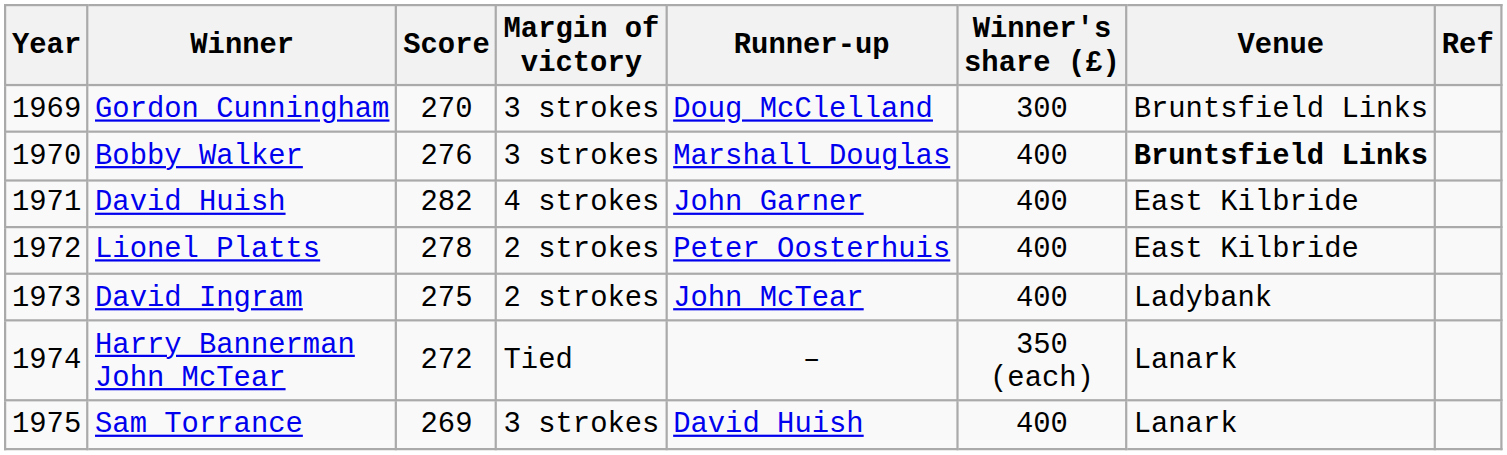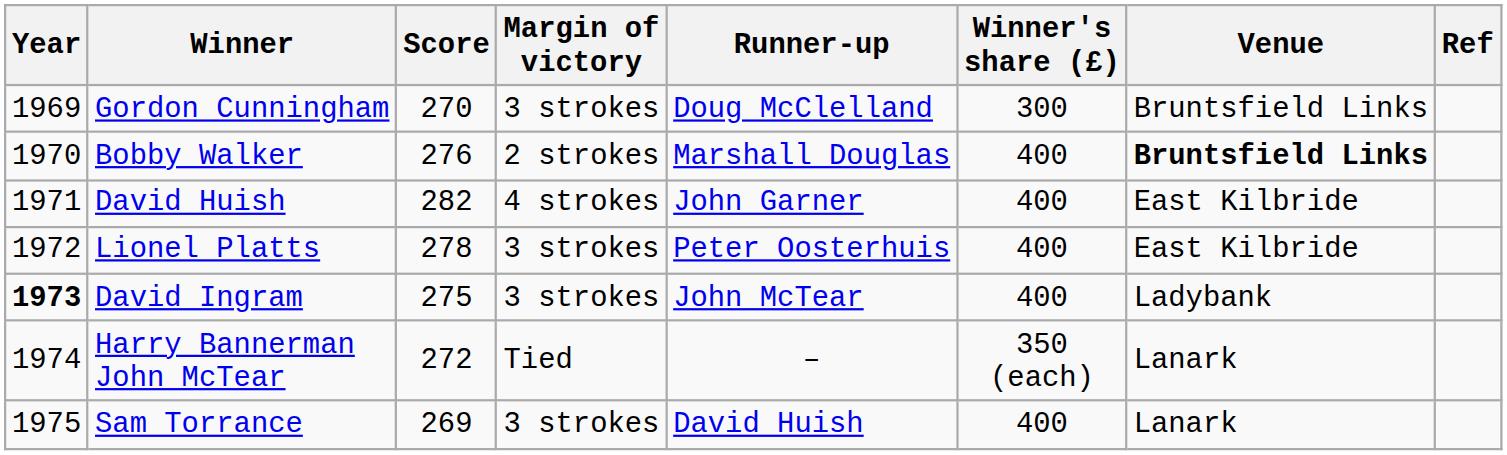(581, 156) 3 strokes -> (581, 156) 2 strokes
(581, 250) 2 strokes -> (581, 250) 3 strokes
(47, 297) normal -> (47, 297) bold
(581, 297) 2 strokes -> (581, 297) 3 strokes
